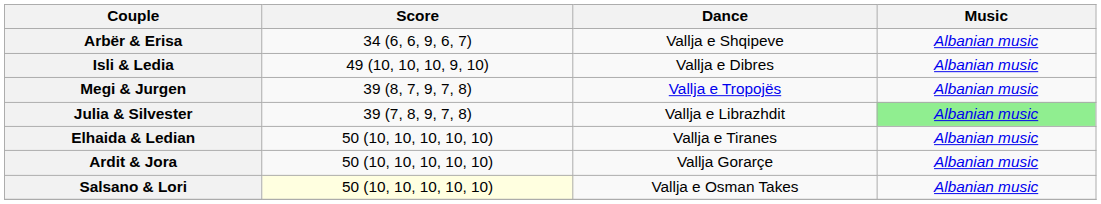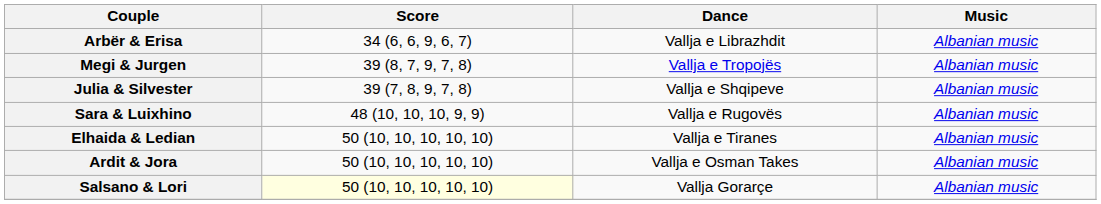(725, 41) Vallja e Shqipeve -> (725, 41) Vallja e Librazhdit
- row: (133, 65)
(725, 114) Vallja e Librazhdit -> (725, 89) Vallja e Shqipeve
(986, 114) lightgreen background -> (986, 89) no background
+ row: (133, 114)
(725, 162) Vallja Gorarçe -> (725, 162) Vallja e Osman Takes
(725, 187) Vallja e Osman Takes -> (725, 187) Vallja Gorarçe
